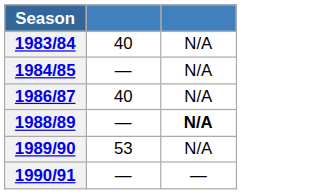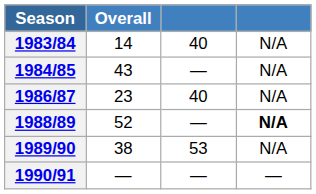+ column: (123, 17)
